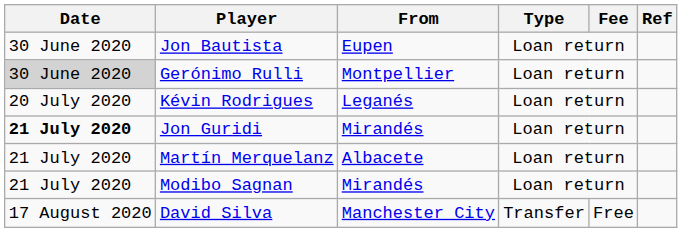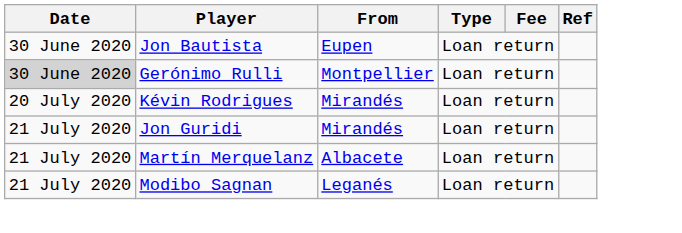(378, 102) Leganés -> (362, 102) Mirandés
(70, 130) bold -> (70, 130) normal
(383, 185) Mirandés -> (357, 185) Leganés
- row: (216, 213)
